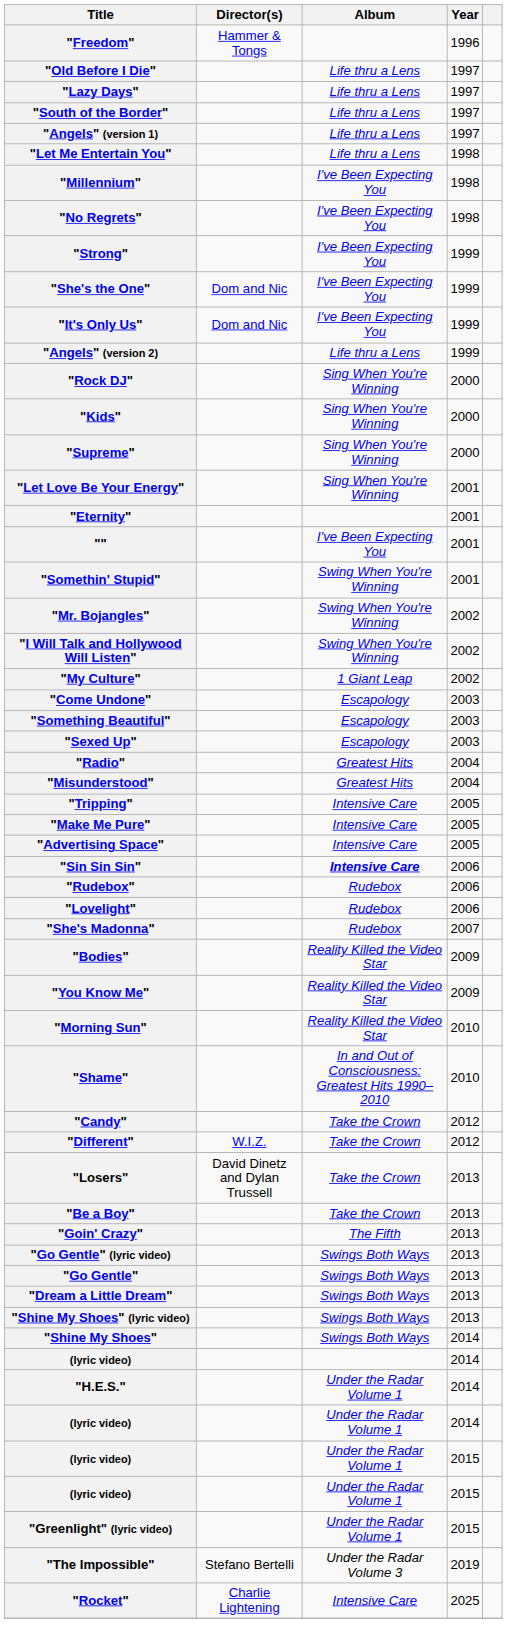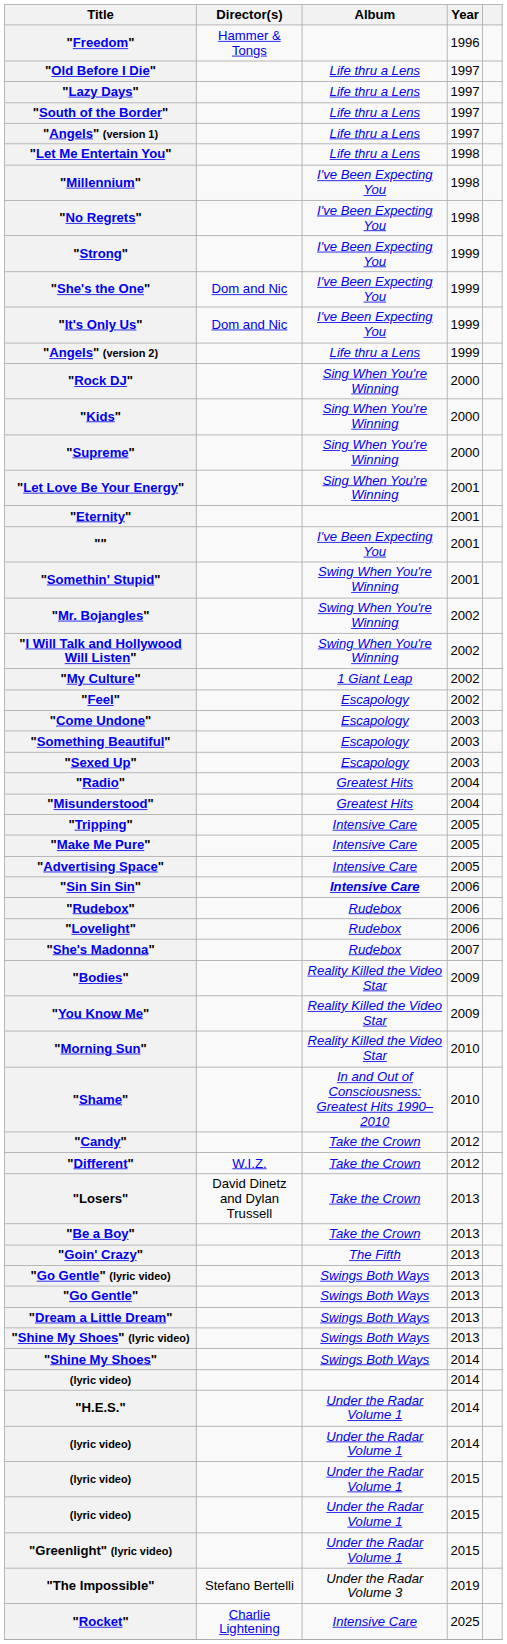+ row: (101, 700)
